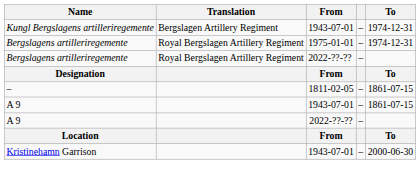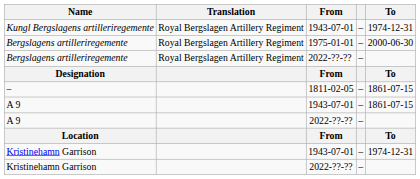(218, 27) Bergslagen Artillery Regiment -> (231, 27) Royal Bergslagen Artillery Regiment
(390, 43) 1974-12-31 -> (390, 43) 2000-06-30
(390, 151) 2000-06-30 -> (390, 151) 1974-12-31
+ row: (51, 167)
